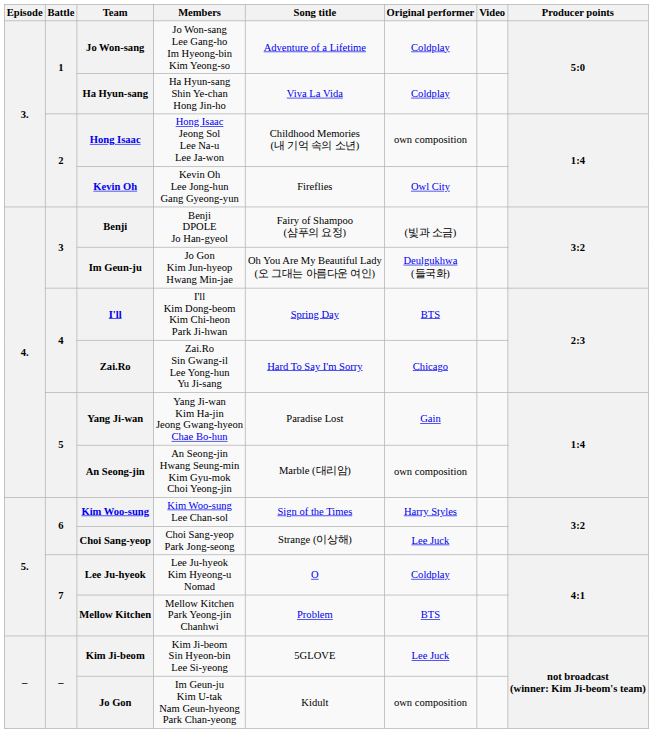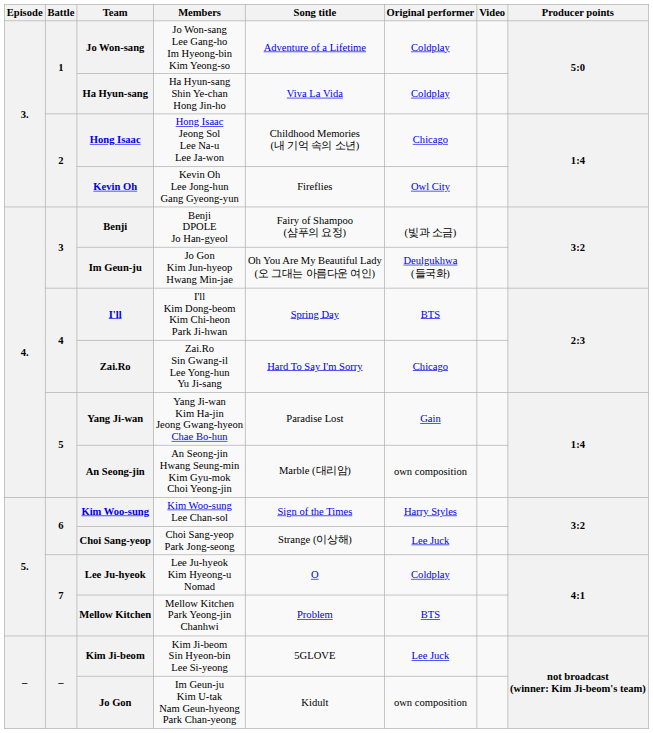(430, 140) own composition -> (430, 140) Chicago
